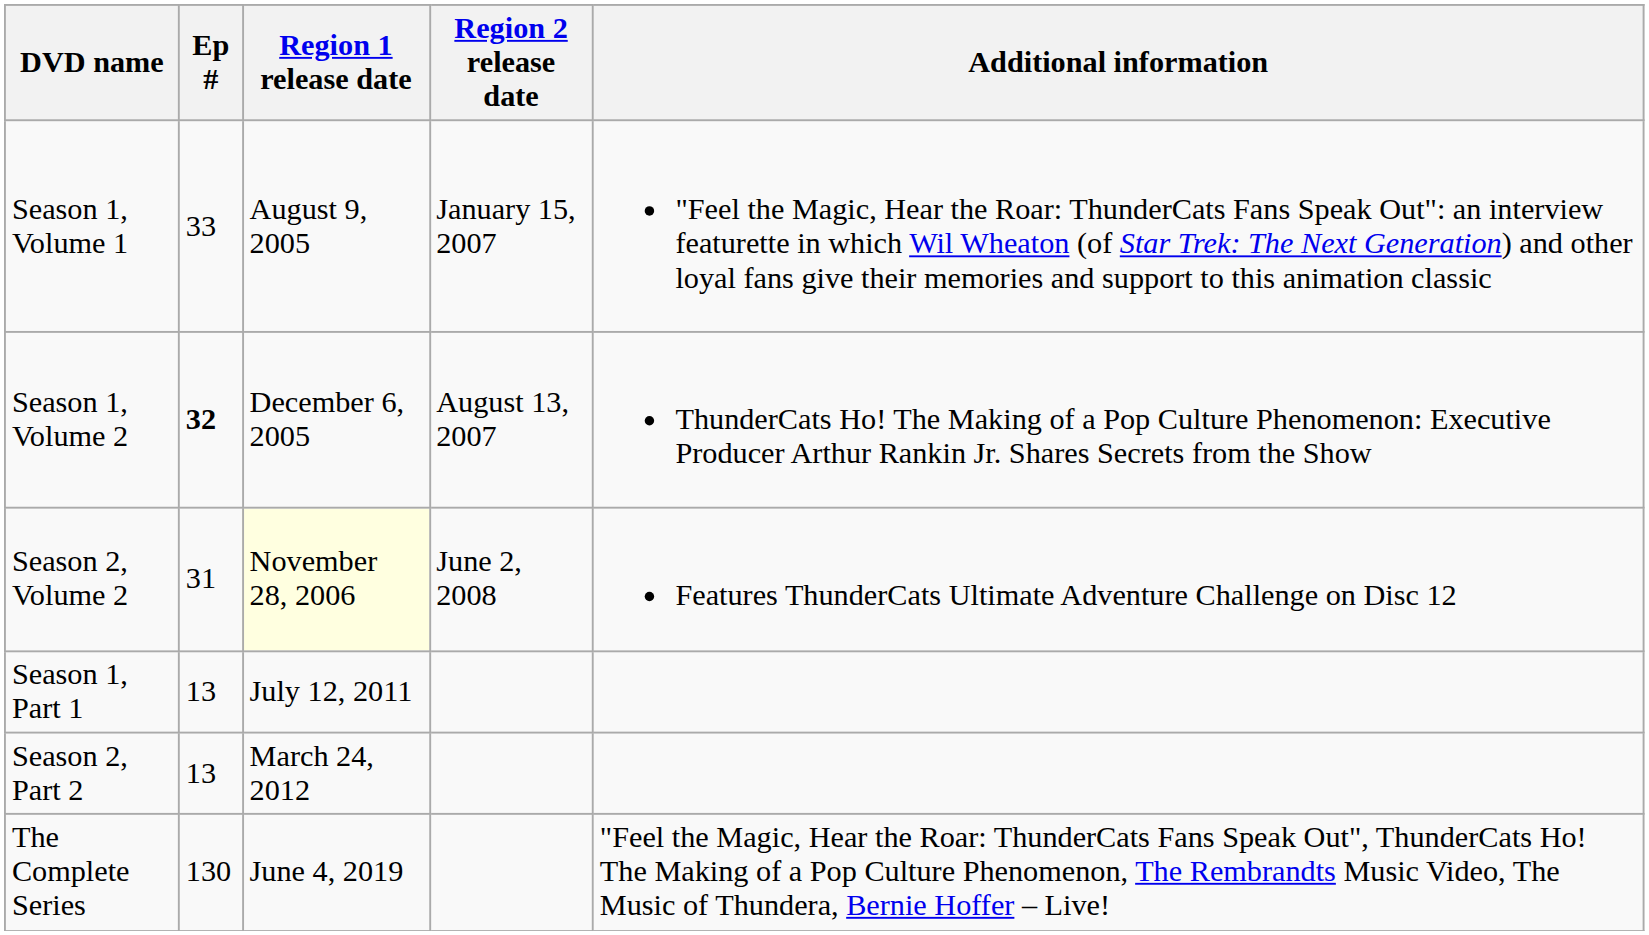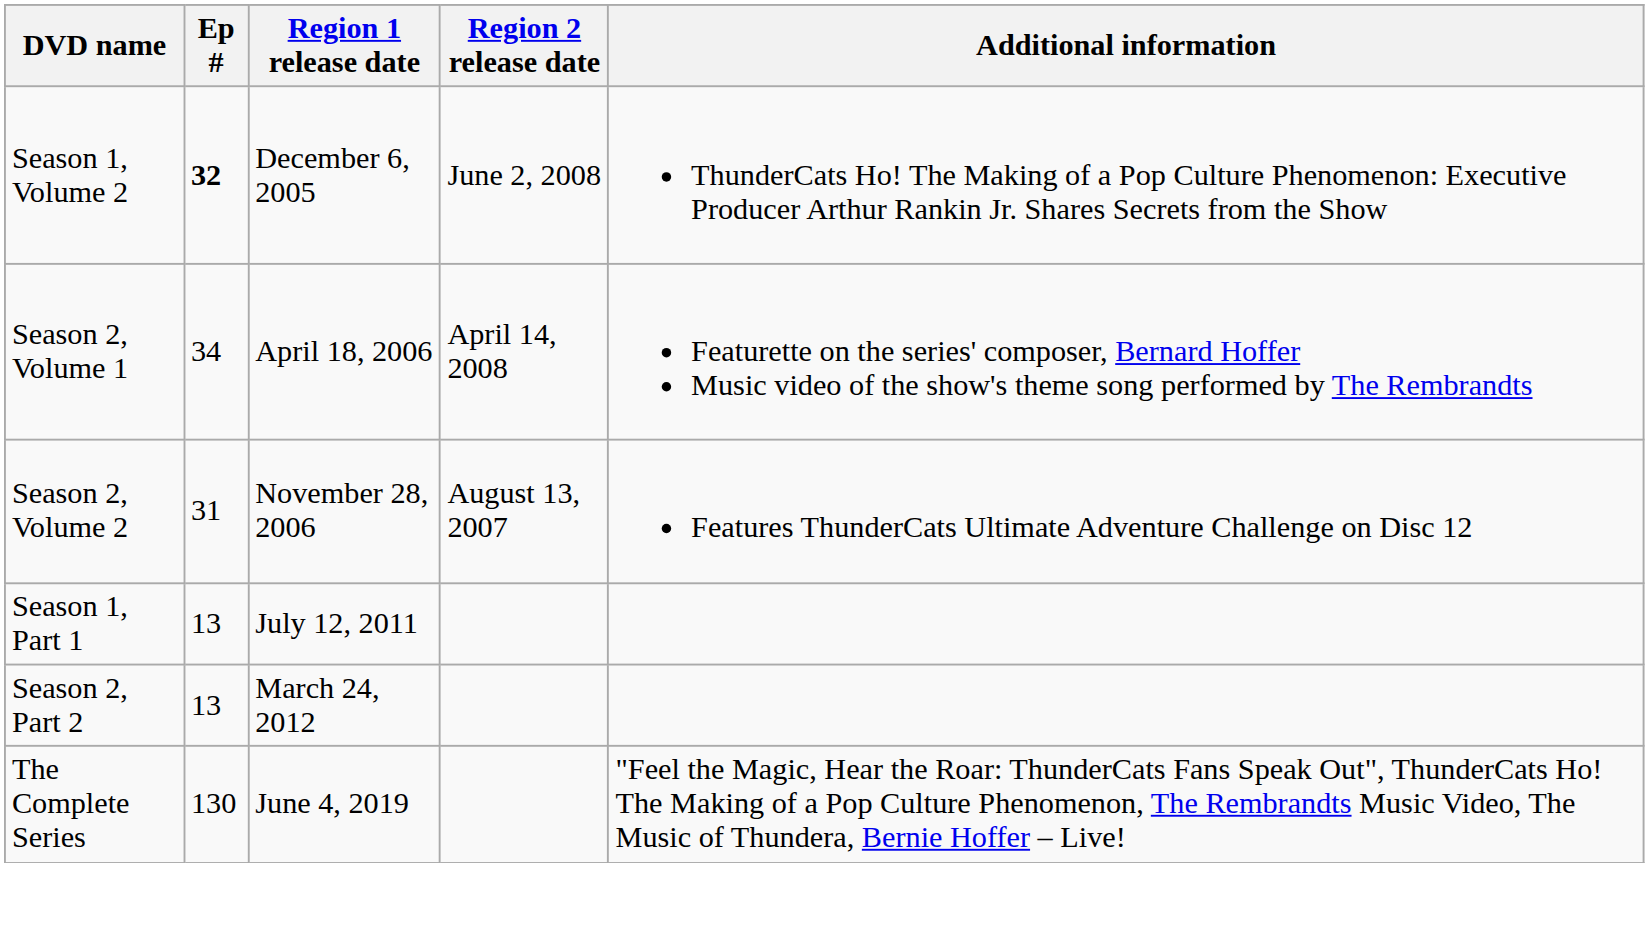- row: (70, 225)
(503, 419) August 13, 2007 -> (524, 174) June 2, 2008
+ row: (70, 351)
(313, 578) lightyellow background -> (342, 510) no background
(479, 578) June 2, 2008 -> (514, 510) August 13, 2007
